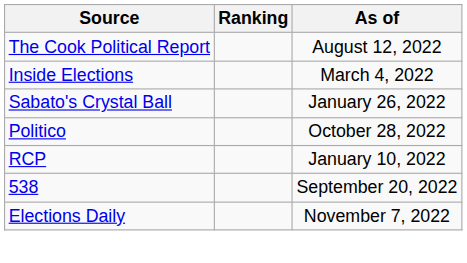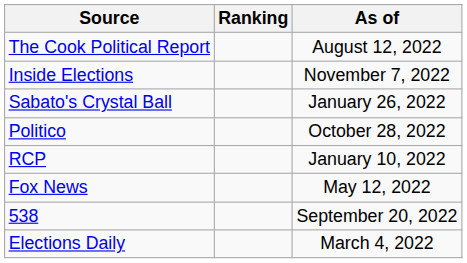(377, 74) March 4, 2022 -> (377, 74) November 7, 2022
+ row: (48, 187)
(377, 215) November 7, 2022 -> (377, 243) March 4, 2022
